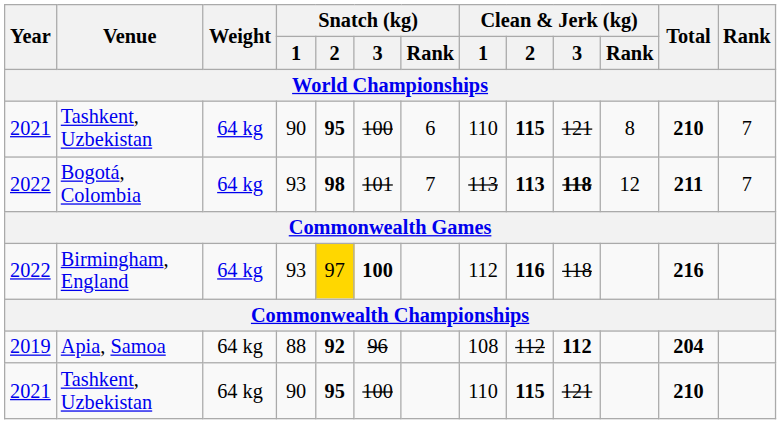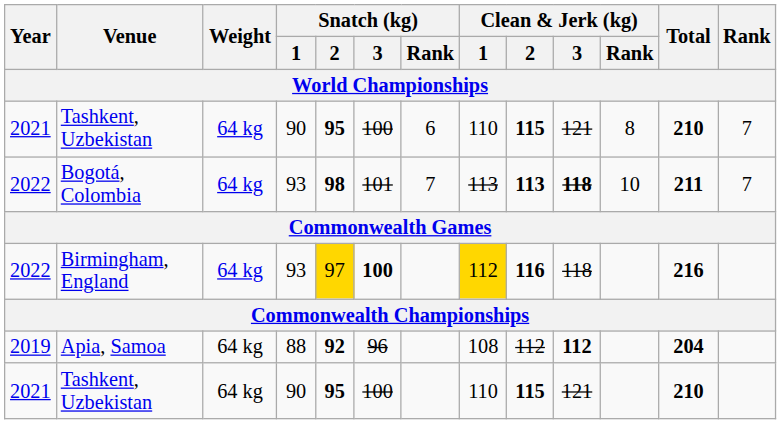(630, 183) 12 -> (630, 183) 10
(483, 271) no background -> (483, 271) gold background
